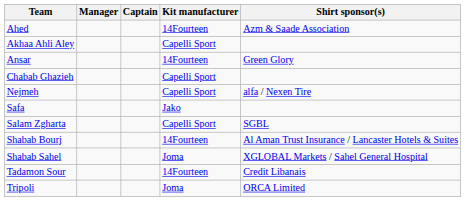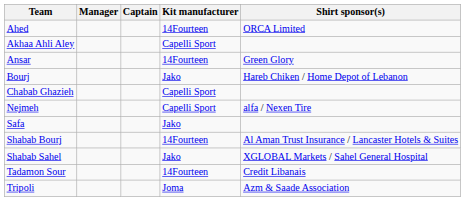(296, 28) Azm & Saade Association -> (274, 28) ORCA Limited
+ row: (18, 76)
- row: (36, 124)
(173, 156) Joma -> (171, 156) Jako
(274, 188) ORCA Limited -> (296, 188) Azm & Saade Association
